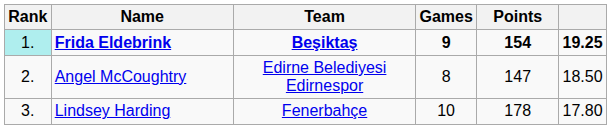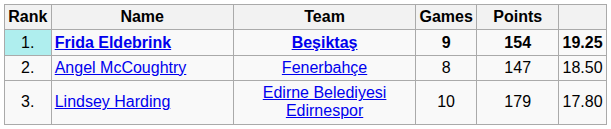(325, 76) Edirne Belediyesi Edirnespor -> (325, 67) Fenerbahçe
(325, 111) Fenerbahçe -> (325, 102) Edirne Belediyesi Edirnespor
(518, 111) 178 -> (518, 102) 179
